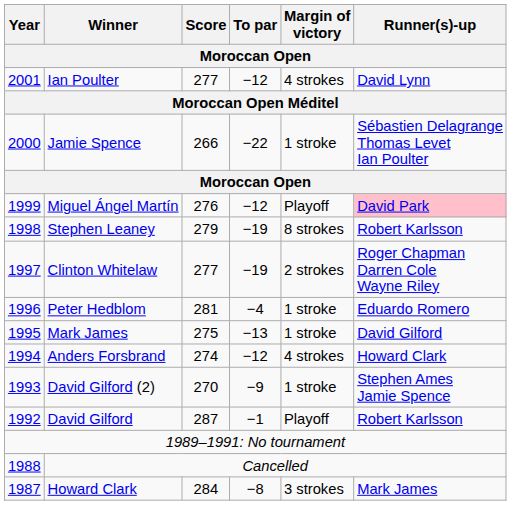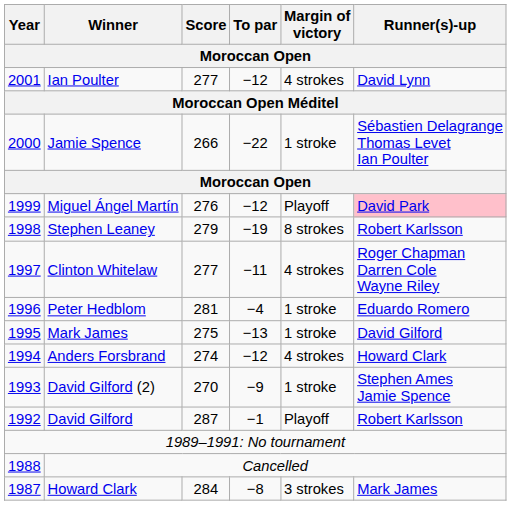(255, 269) −19 -> (255, 269) −11
(314, 269) 2 strokes -> (314, 269) 4 strokes
